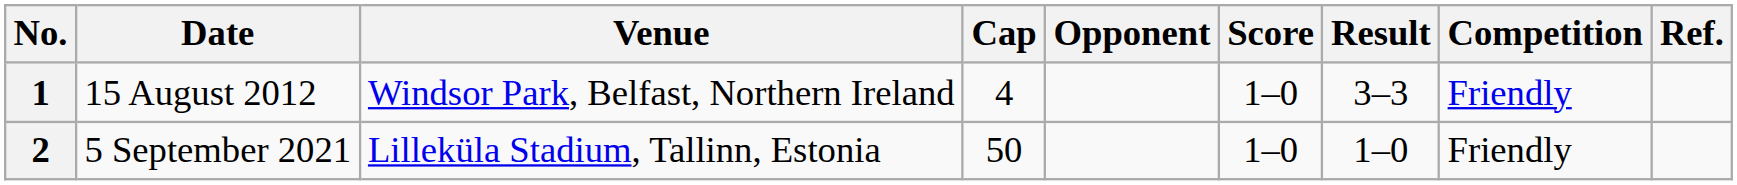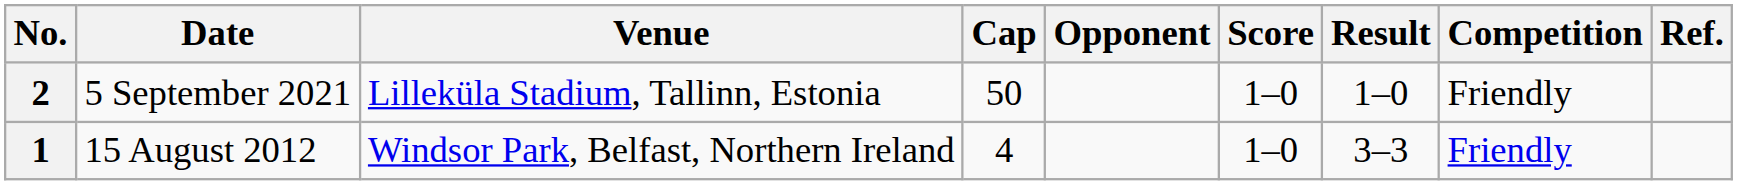rows swapped: (41, 91) <-> (41, 149)
